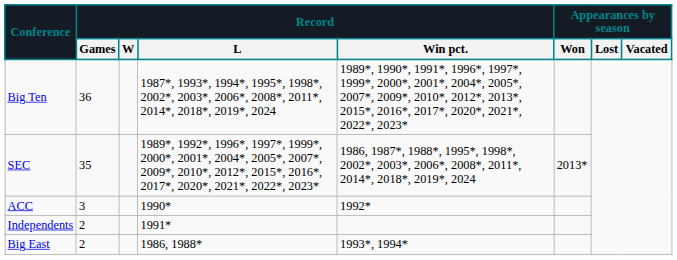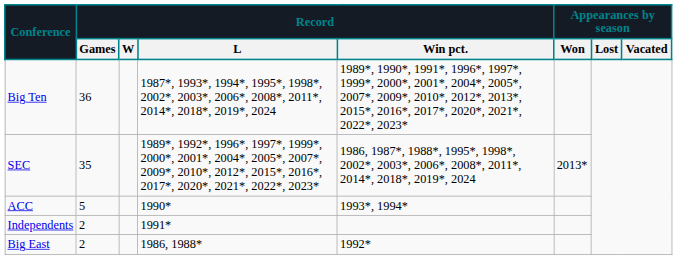(82, 205) 3 -> (82, 205) 5
(356, 205) 1992* -> (374, 205) 1993*, 1994*
(374, 244) 1993*, 1994* -> (356, 244) 1992*
